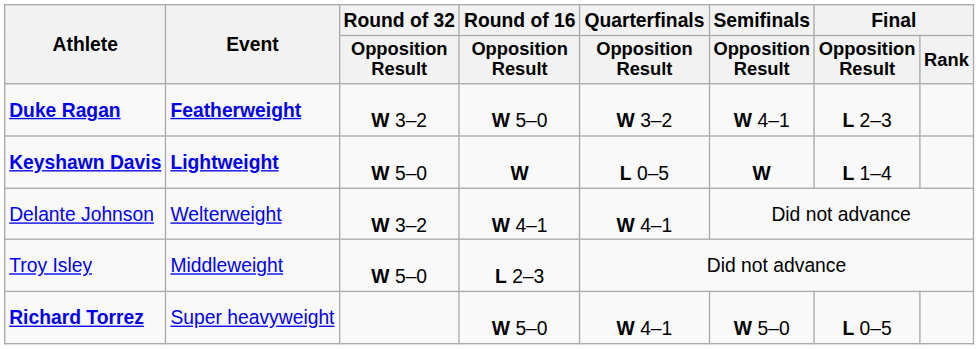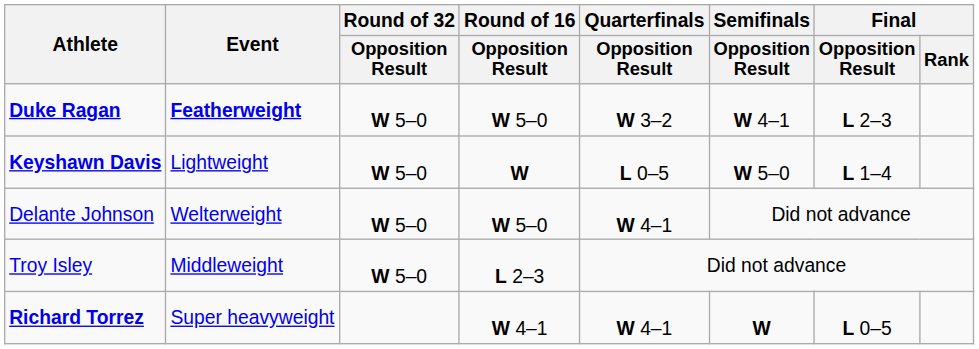(399, 121) W 3–2 -> (399, 121) W 5–0
(225, 162) bold -> (219, 162) normal
(762, 173) W -> (762, 173) W 5–0
(399, 225) W 3–2 -> (399, 225) W 5–0
(520, 225) W 4–1 -> (520, 225) W 5–0
(520, 329) W 5–0 -> (520, 329) W 4–1
(762, 329) W 5–0 -> (762, 329) W
